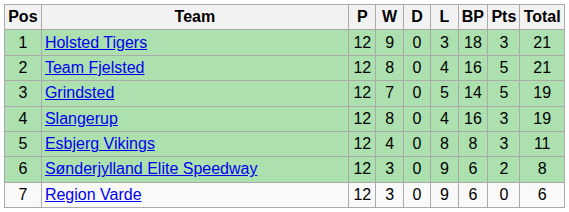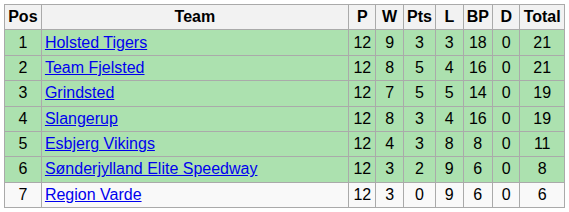columns swapped: (417, 17) <-> (504, 17)
